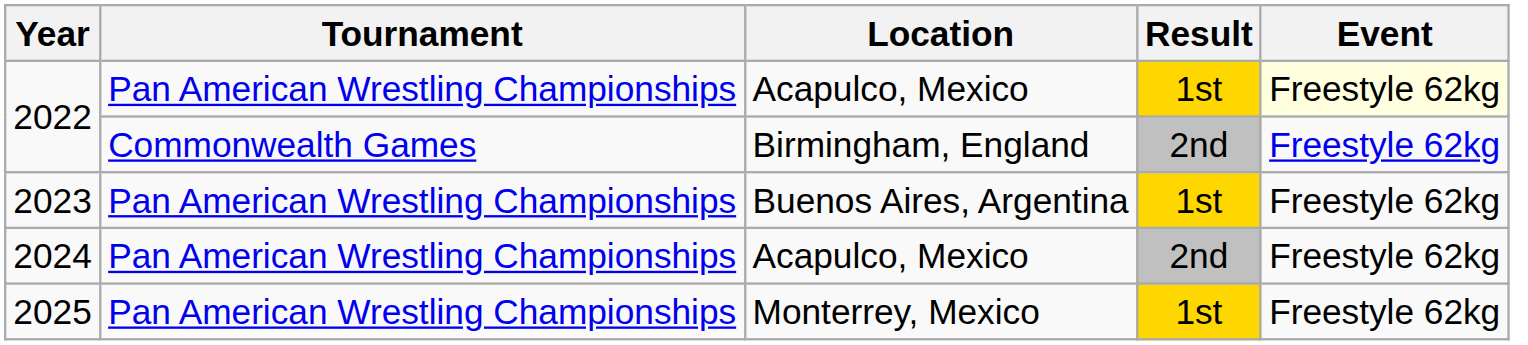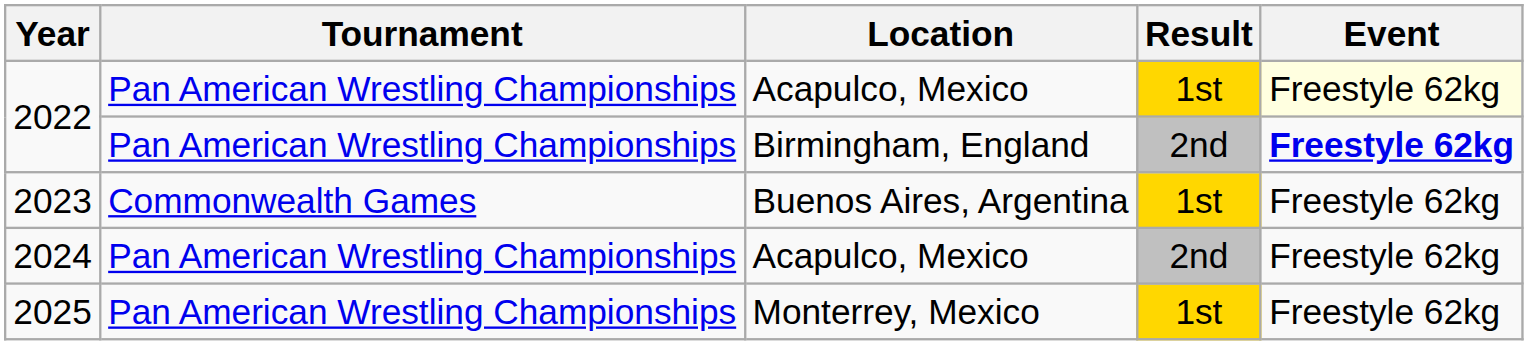(292, 145) Commonwealth Games -> (422, 145) Pan American Wrestling Championships
(1385, 145) normal -> (1392, 145) bold
(422, 201) Pan American Wrestling Championships -> (292, 201) Commonwealth Games
